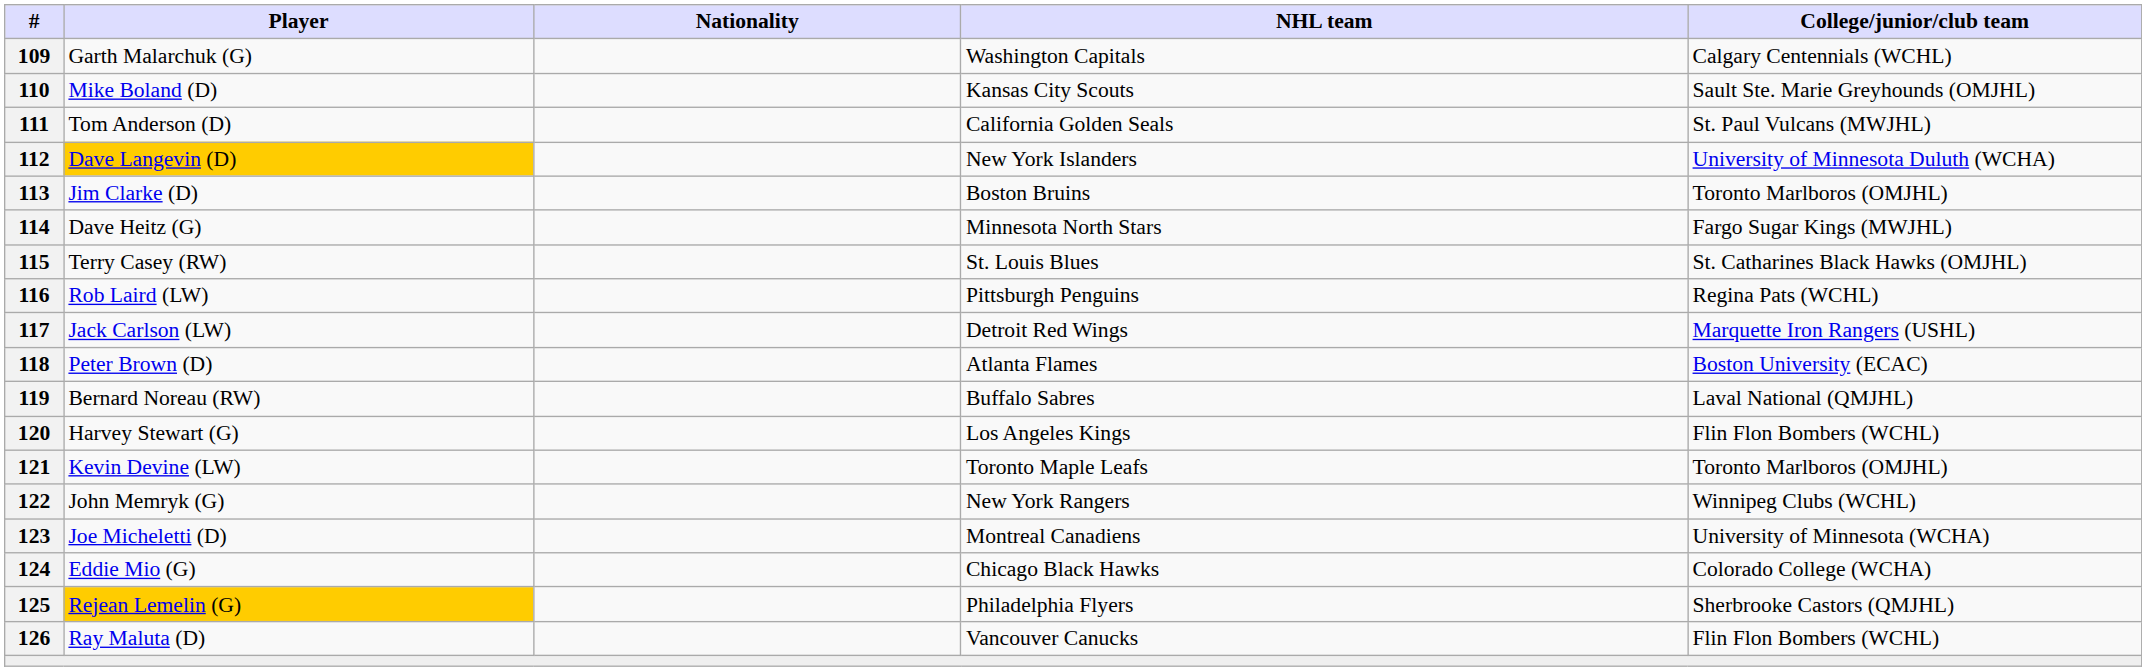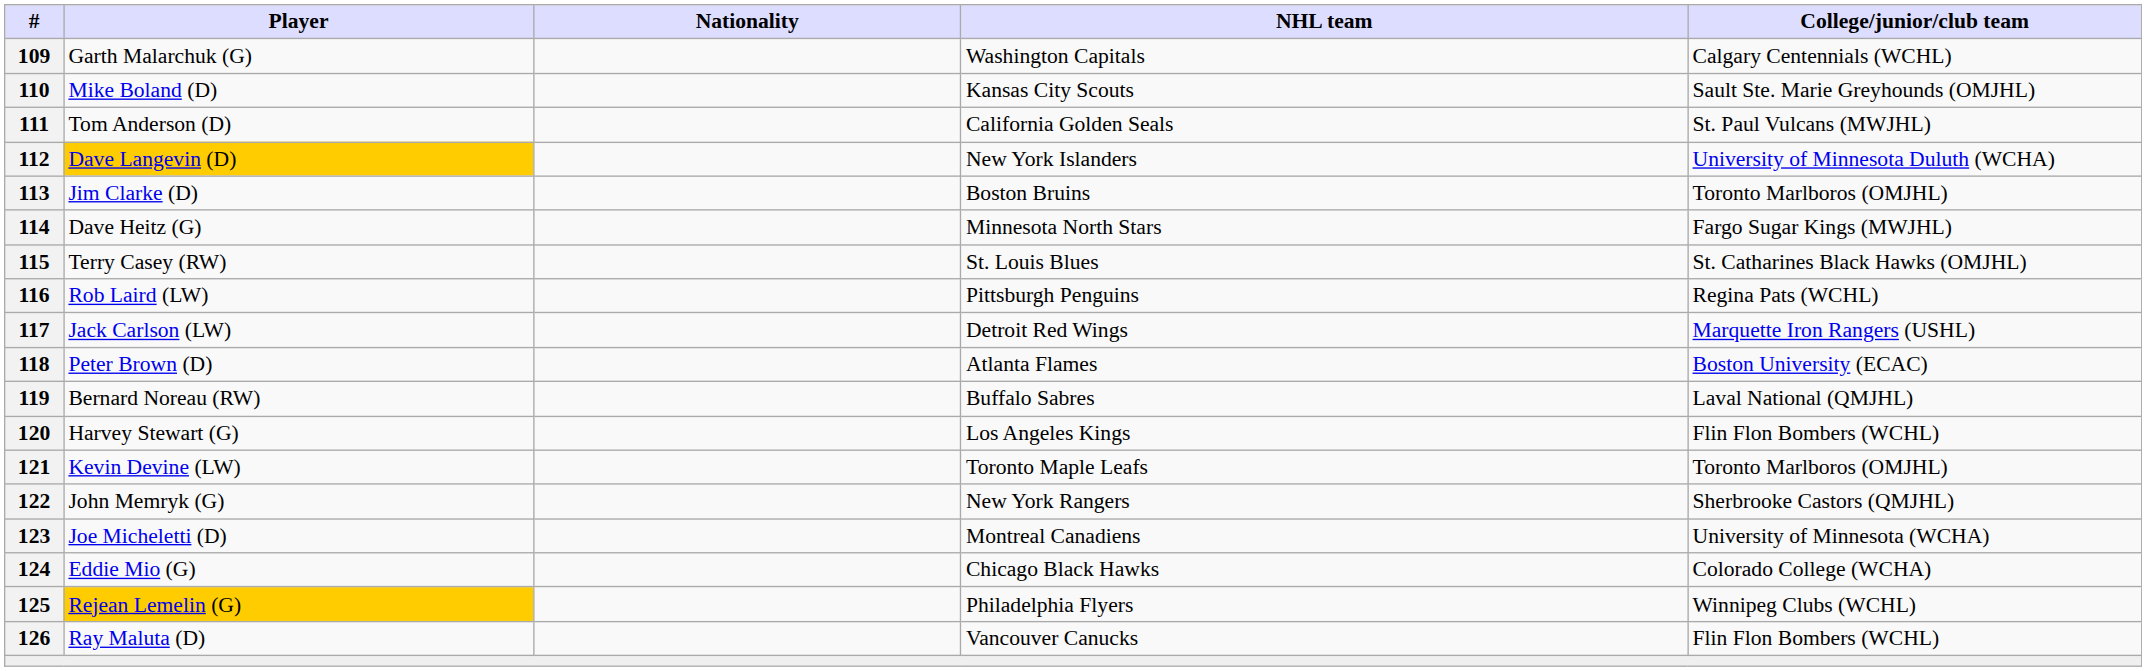(1804, 501) Winnipeg Clubs (WCHL) -> (1823, 501) Sherbrooke Castors (QMJHL)
(1823, 603) Sherbrooke Castors (QMJHL) -> (1804, 603) Winnipeg Clubs (WCHL)
